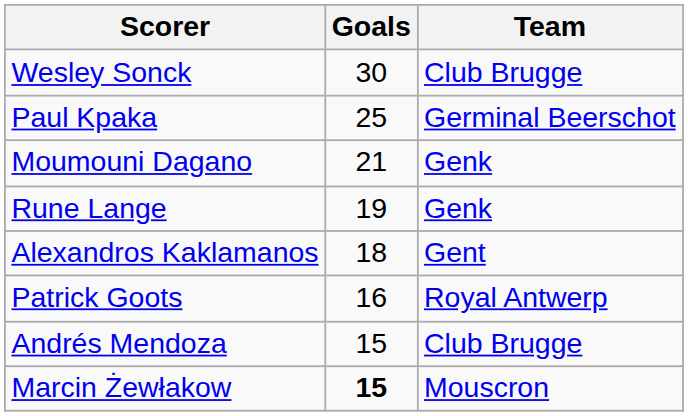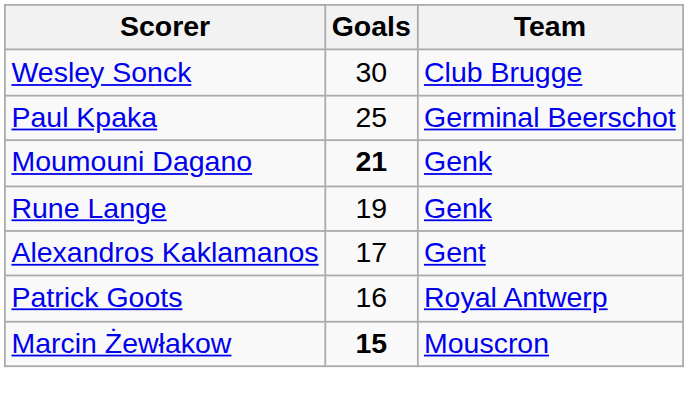(371, 162) normal -> (371, 162) bold
(371, 252) 18 -> (371, 252) 17
- row: (119, 343)
